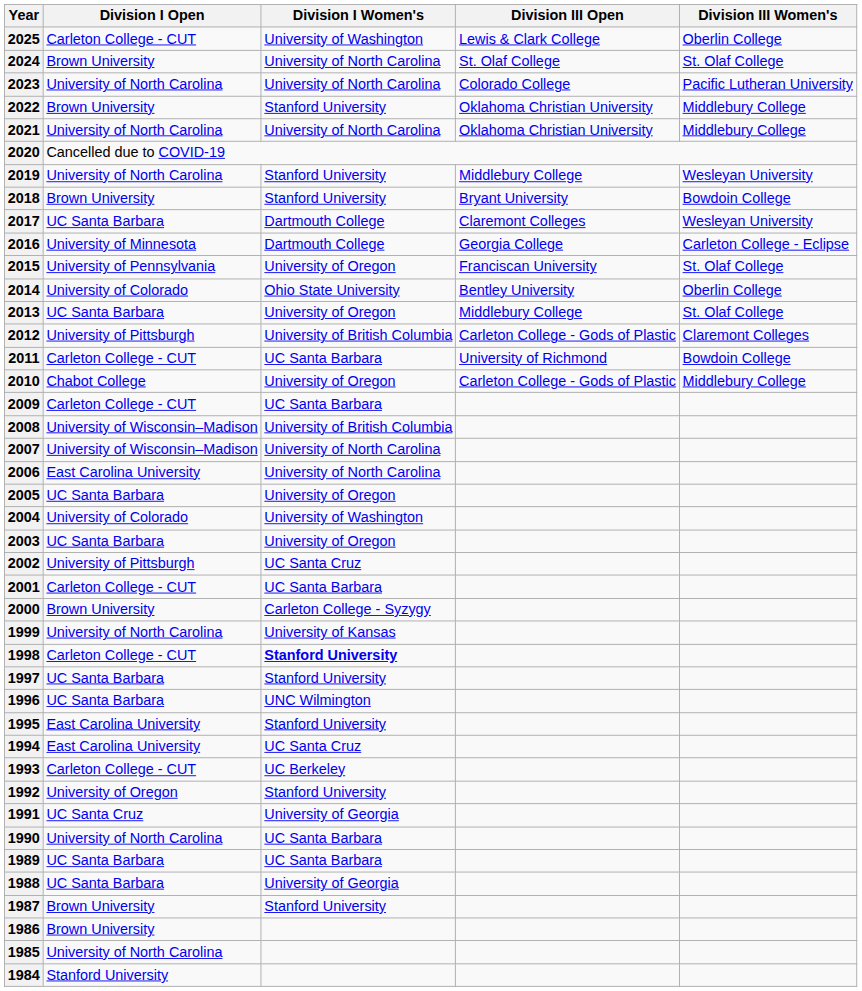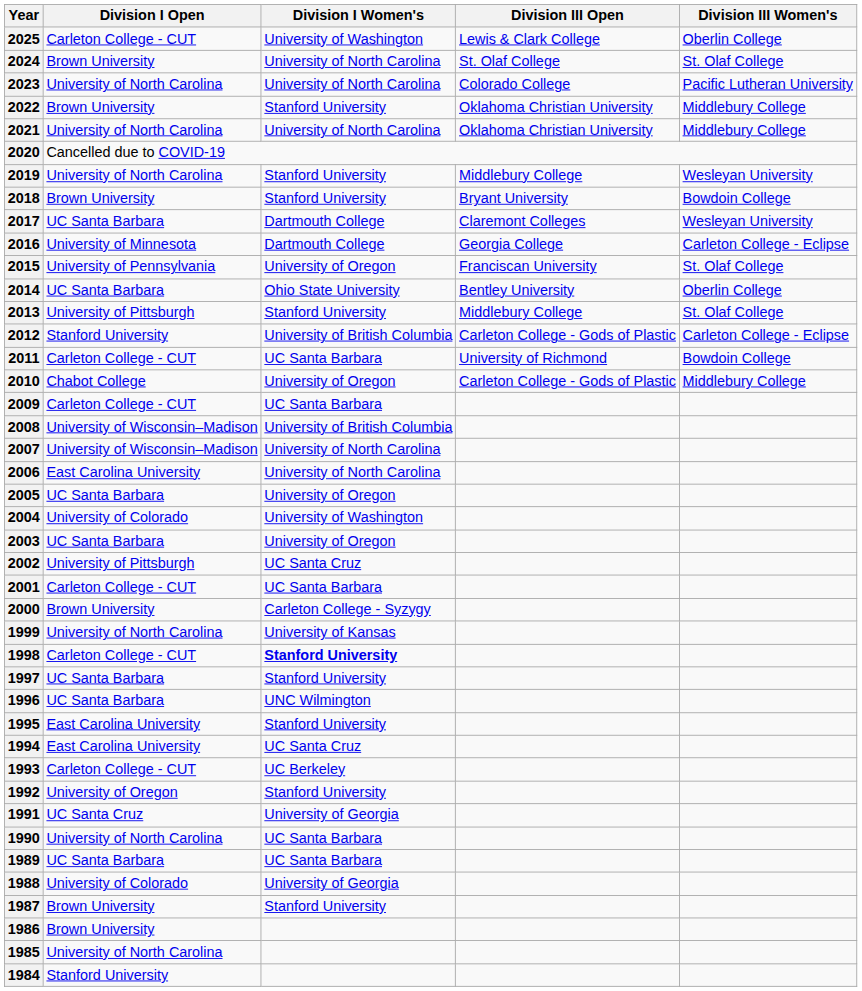(117, 289) University of Colorado -> (105, 289) UC Santa Barbara
(105, 312) UC Santa Barbara -> (120, 312) University of Pittsburgh
(330, 312) University of Oregon -> (325, 312) Stanford University
(120, 335) University of Pittsburgh -> (107, 335) Stanford University
(746, 335) Claremont Colleges -> (766, 335) Carleton College - Eclipse
(105, 883) UC Santa Barbara -> (117, 883) University of Colorado
